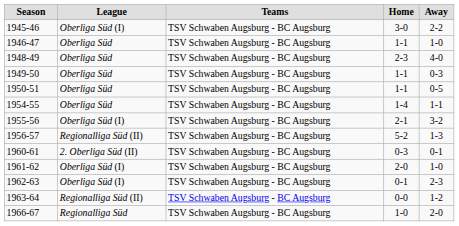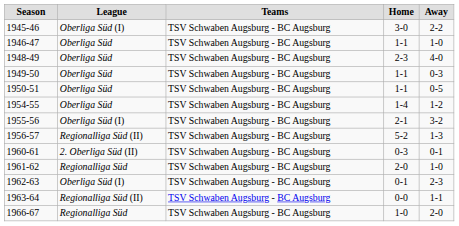(436, 105) 1-1 -> (436, 105) 1-2
(92, 167) Oberliga Süd (I) -> (94, 167) Regionalliga Süd
(436, 197) 1-2 -> (436, 197) 1-1
